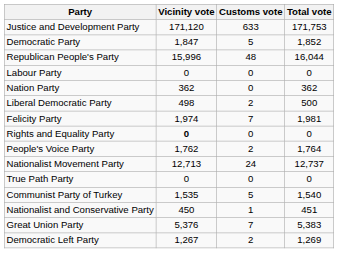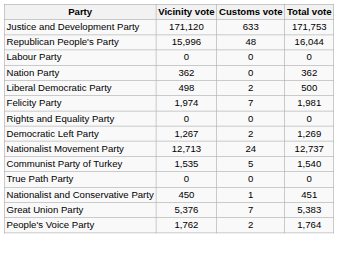- row: (43, 42)
(186, 133) bold -> (186, 118) normal
rows swapped: (50, 149) <-> (53, 240)
rows swapped: (40, 179) <-> (64, 194)
